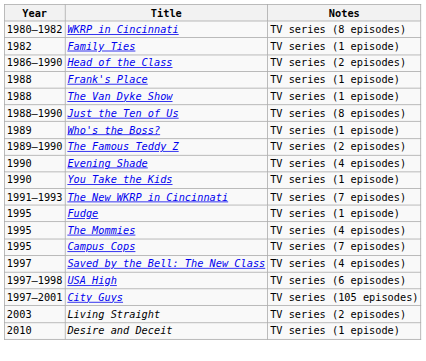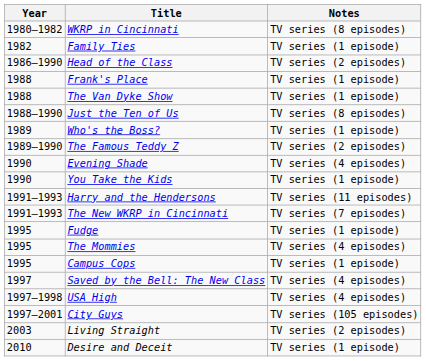+ row: (142, 197)
(338, 247) TV series (7 episodes) -> (335, 264) TV series (1 episode)
(338, 281) TV series (6 episodes) -> (338, 297) TV series (4 episodes)
